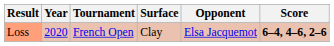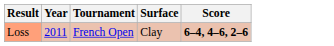- column: (220, 13)
(56, 32) 2020 -> (56, 32) 2011
